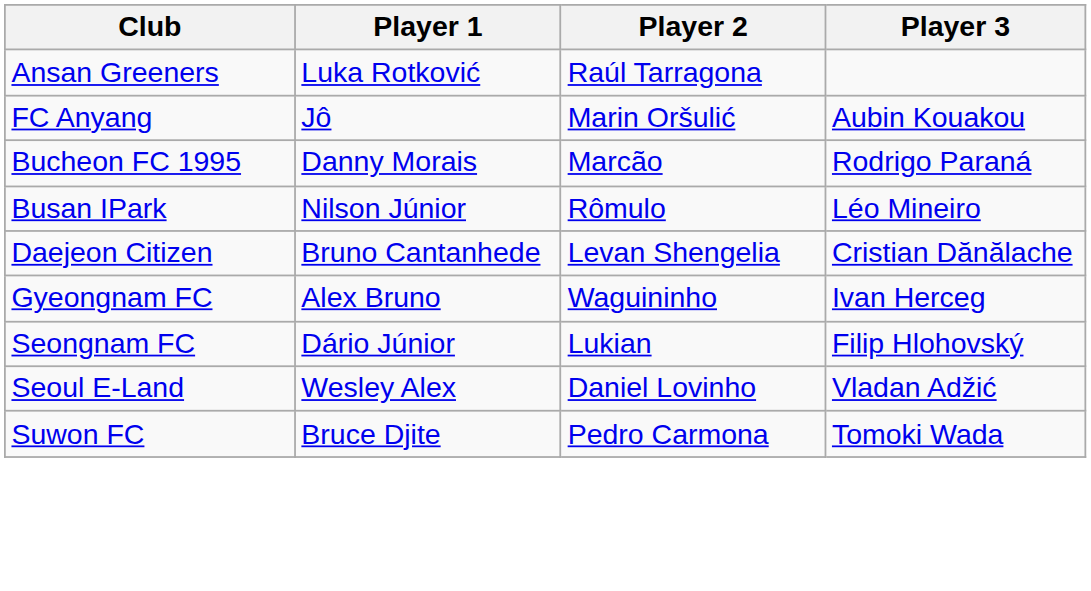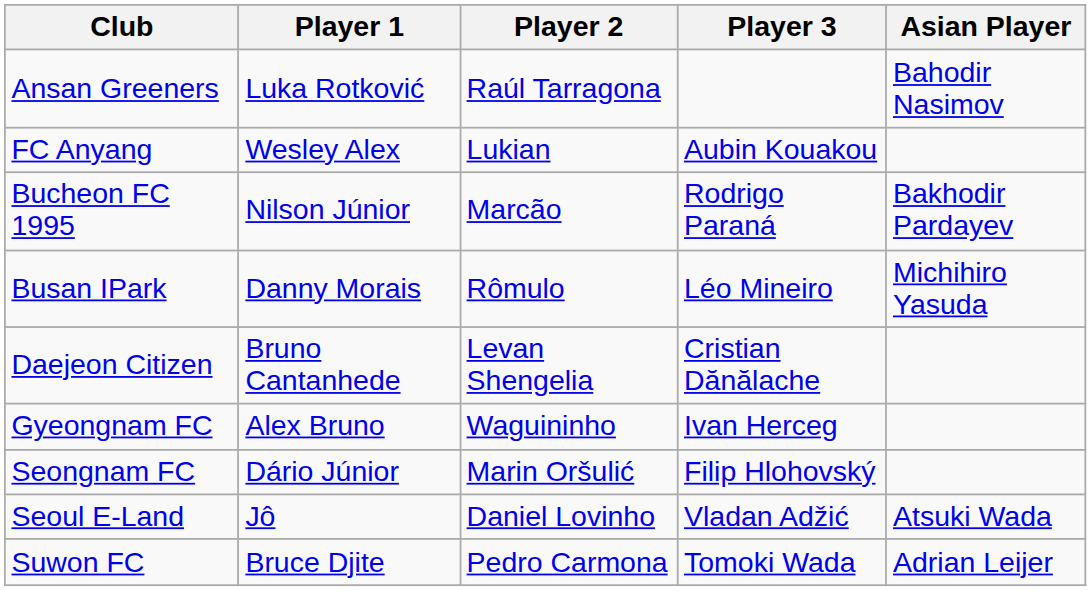+ column: (986, 27)
(316, 117) Jô -> (323, 149) Wesley Alex
(652, 117) Marin Oršulić -> (509, 149) Lukian
(389, 162) Danny Morais -> (328, 210) Nilson Júnior
(384, 207) Nilson Júnior -> (333, 287) Danny Morais
(610, 343) Lukian -> (550, 471) Marin Oršulić
(379, 388) Wesley Alex -> (260, 516) Jô
